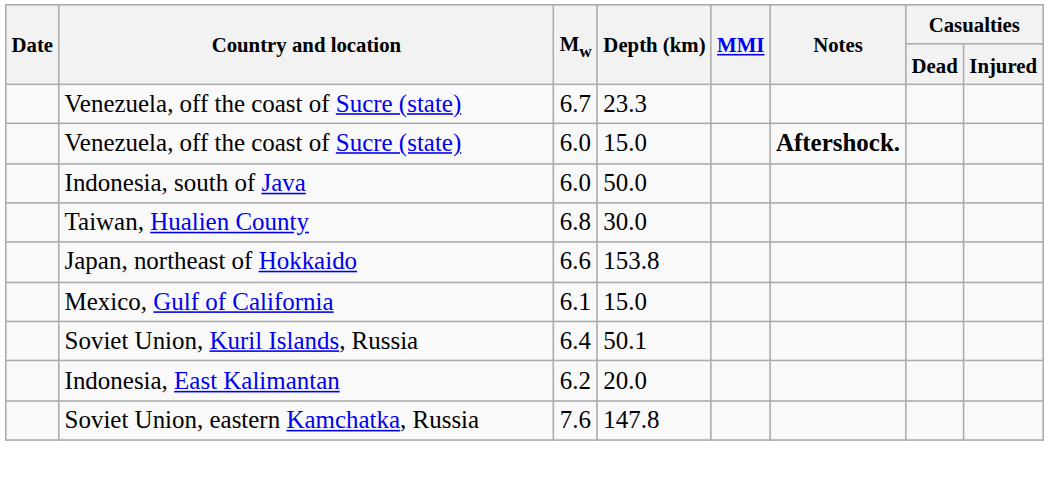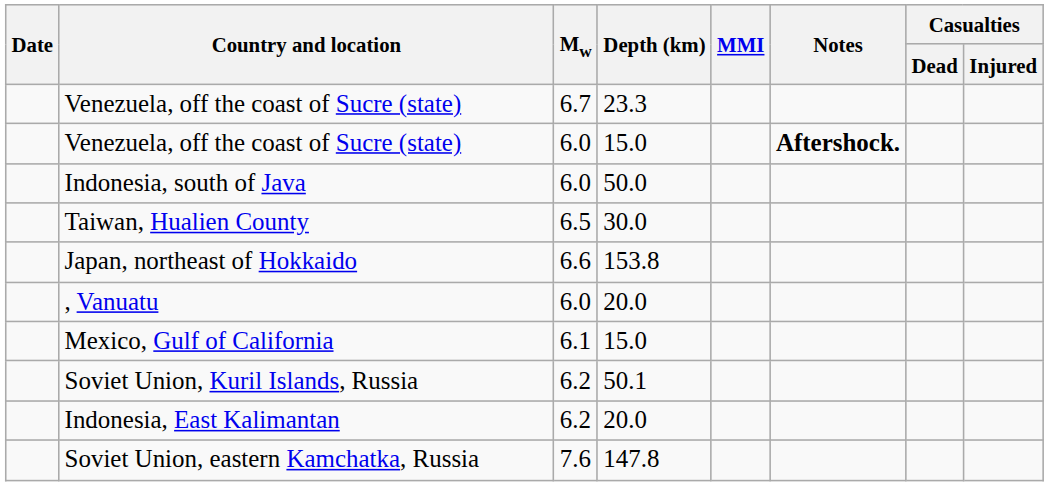(575, 222) 6.8 -> (575, 222) 6.5
+ row: (112, 301)
(575, 340) 6.4 -> (575, 380) 6.2
